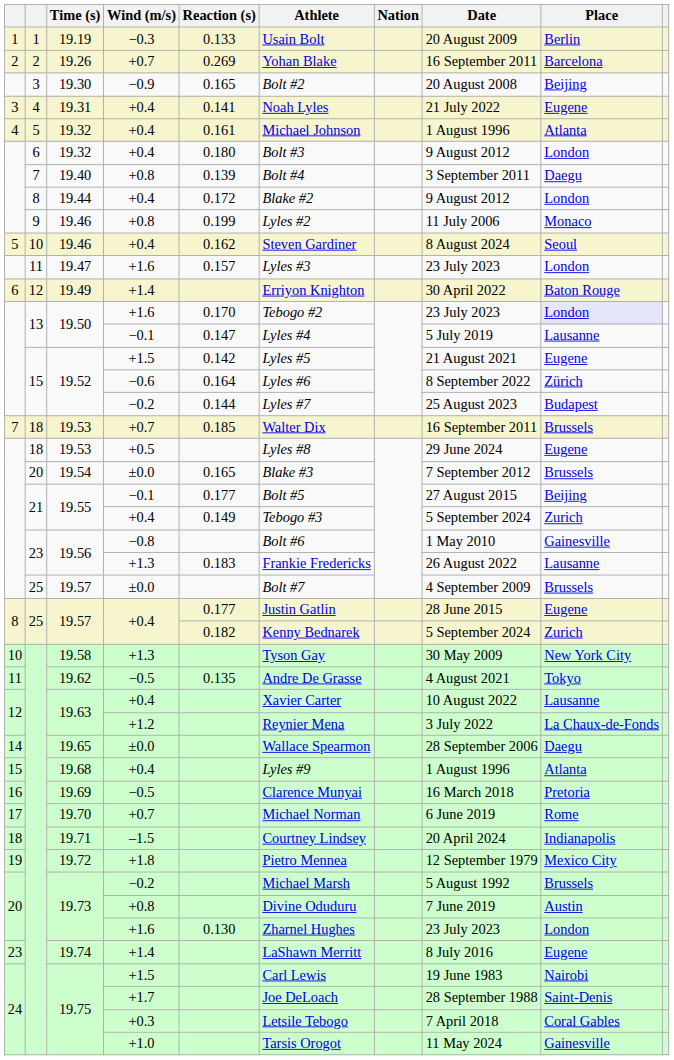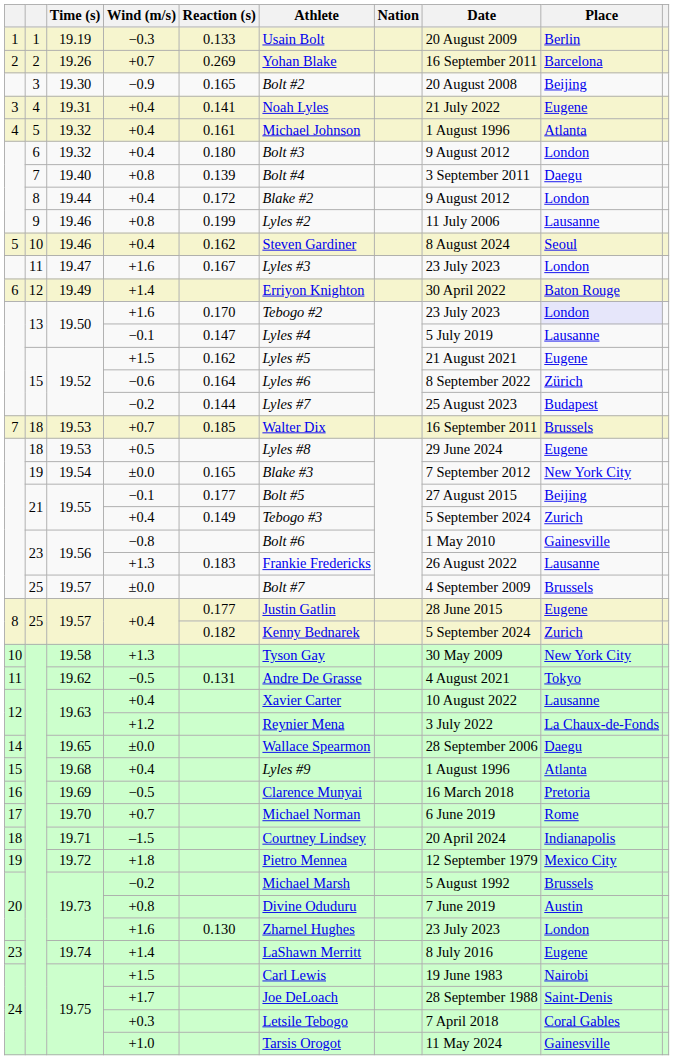(568, 221) Monaco -> (572, 221) Lausanne
(219, 267) 0.157 -> (219, 267) 0.167
(219, 358) 0.142 -> (219, 358) 0.162
(36, 472) 20 -> (36, 472) 19
(569, 472) Brussels -> (588, 472) New York City
(219, 678) 0.135 -> (219, 678) 0.131
